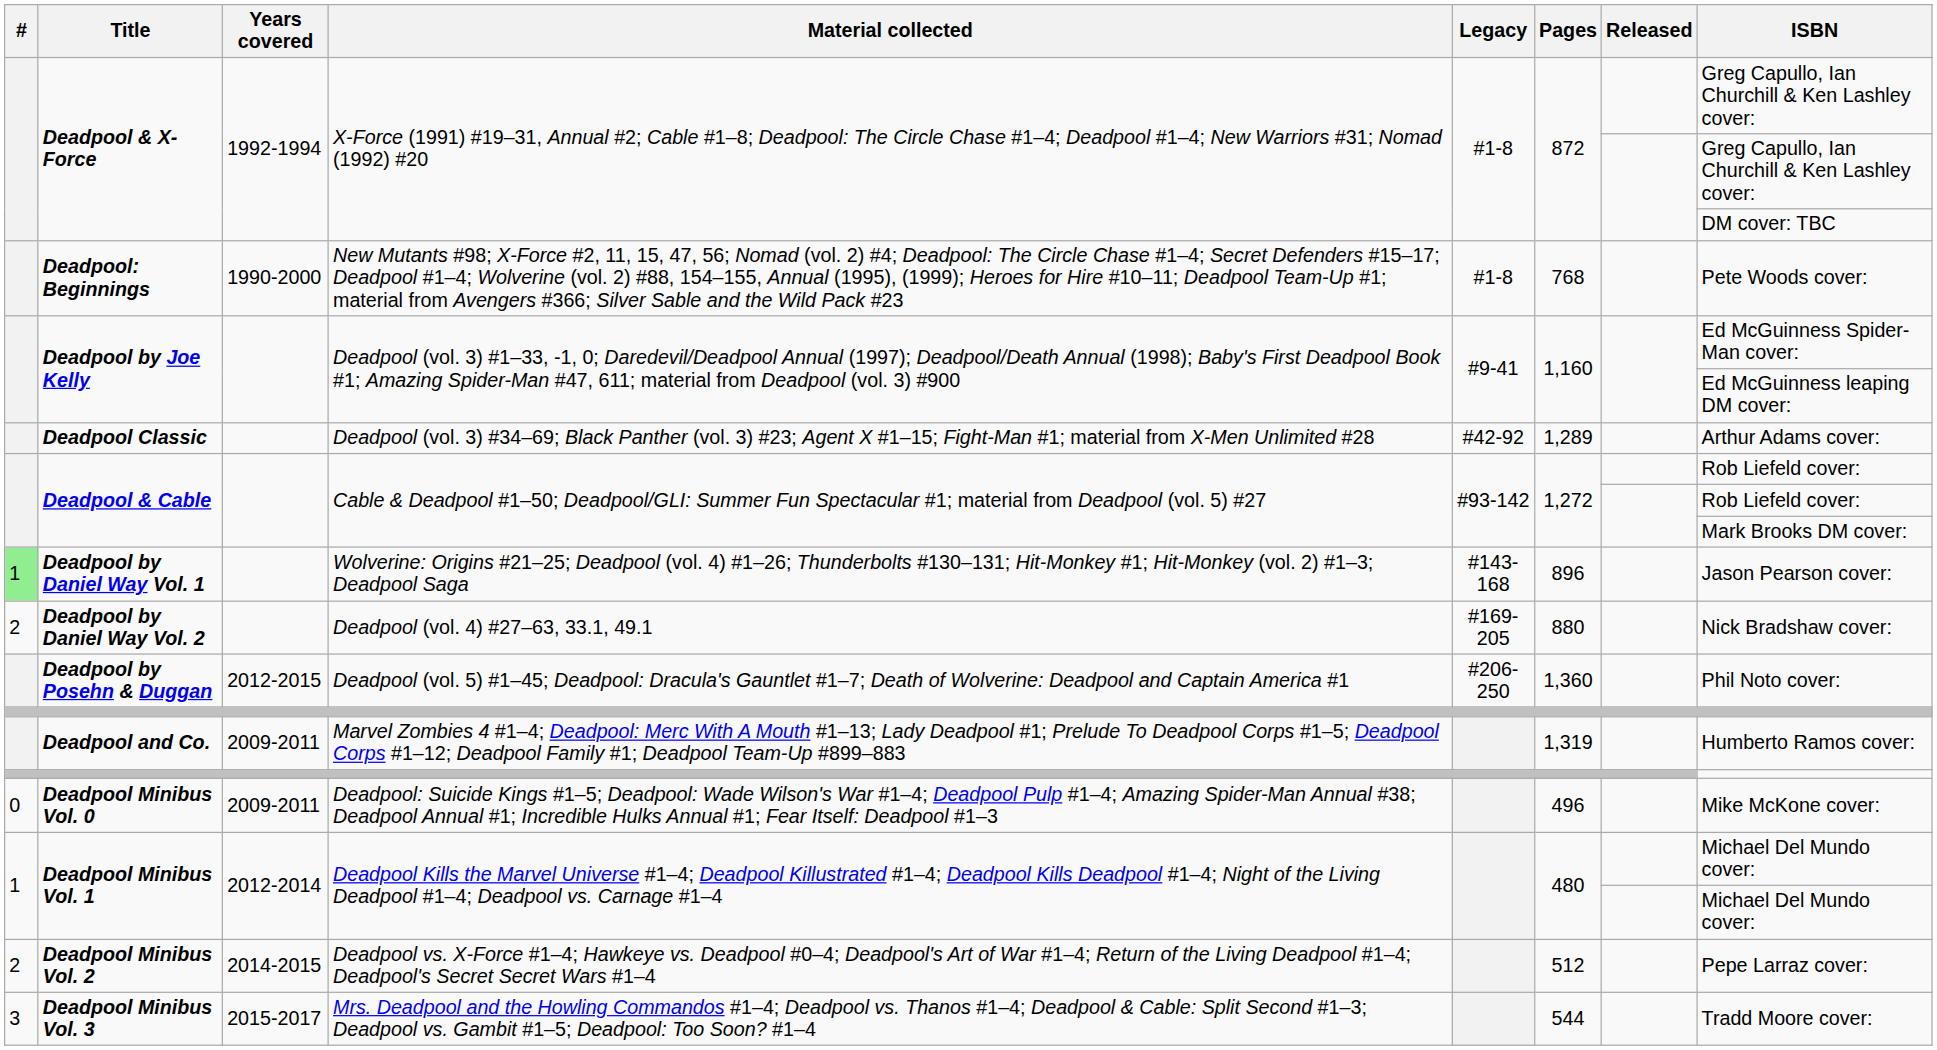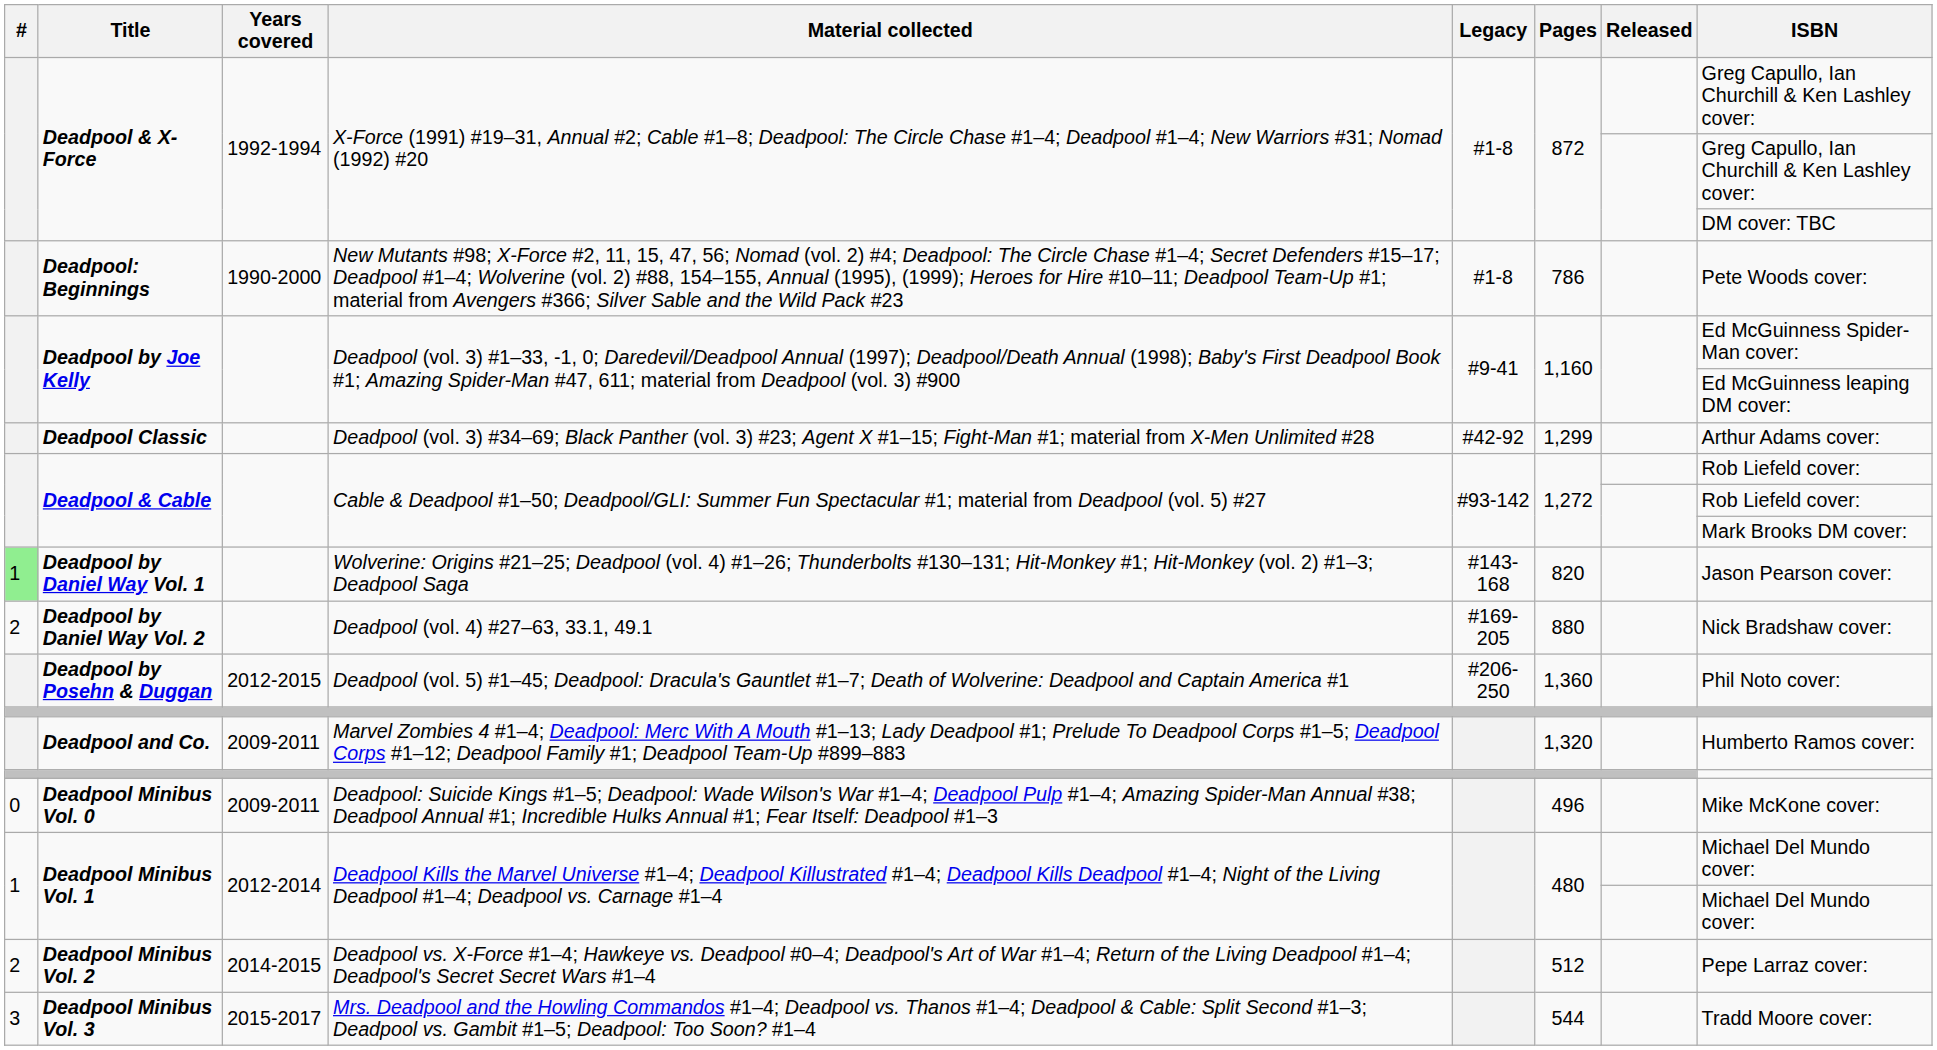(1568, 277) 768 -> (1568, 277) 786
(1568, 437) 1,289 -> (1568, 437) 1,299
(1568, 573) 896 -> (1568, 573) 820
(1568, 742) 1,319 -> (1568, 742) 1,320
